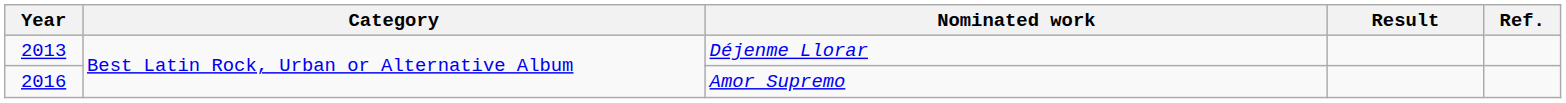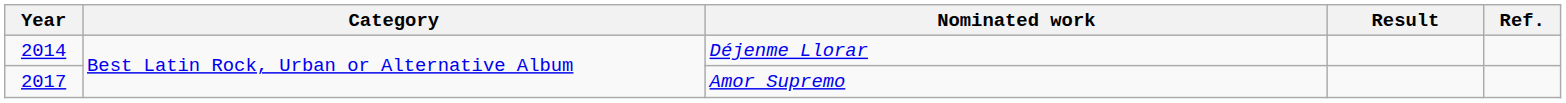(44, 51) 2013 -> (44, 51) 2014
(44, 82) 2016 -> (44, 82) 2017
